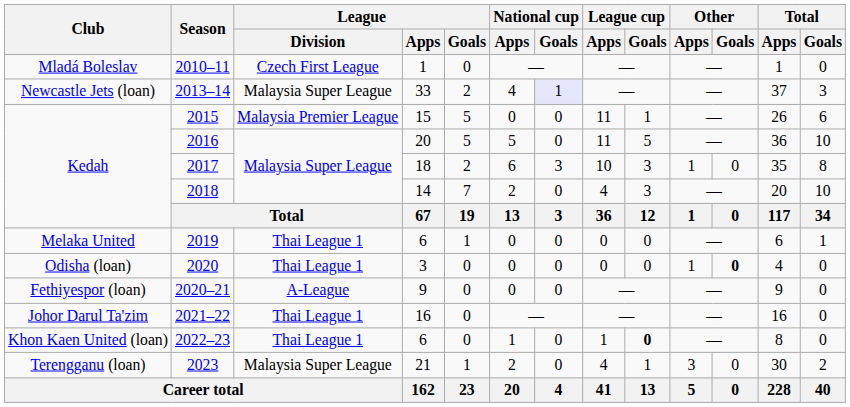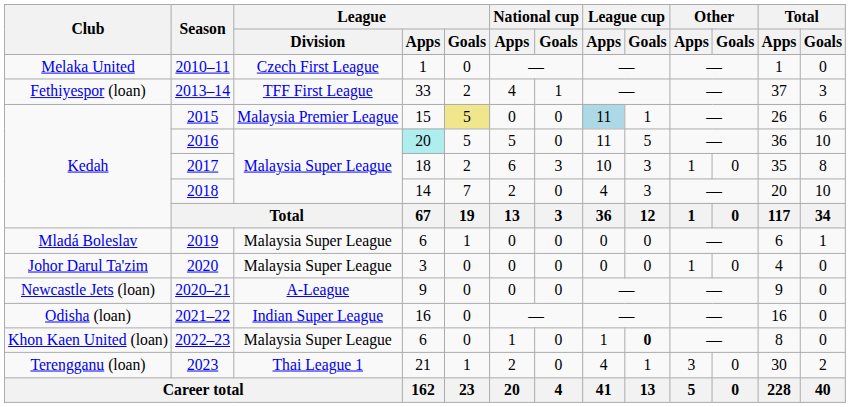(88, 66) Mladá Boleslav -> (88, 66) Melaka United
(88, 91) Newcastle Jets (loan) -> (88, 91) Fethiyespor (loan)
(318, 91) Malaysia Super League -> (318, 91) TFF First League
(558, 91) lavender background -> (558, 91) no background
(467, 116) no background -> (467, 116) khaki background
(604, 116) no background -> (604, 116) lightblue background
(423, 141) no background -> (423, 141) paleturquoise background
(88, 240) Melaka United -> (88, 240) Mladá Boleslav
(318, 240) Thai League 1 -> (318, 240) Malaysia Super League
(88, 265) Odisha (loan) -> (88, 265) Johor Darul Ta'zim
(318, 265) Thai League 1 -> (318, 265) Malaysia Super League
(735, 265) bold -> (735, 265) normal
(88, 290) Fethiyespor (loan) -> (88, 290) Newcastle Jets (loan)
(88, 315) Johor Darul Ta'zim -> (88, 315) Odisha (loan)
(318, 315) Thai League 1 -> (318, 315) Indian Super League
(318, 340) Thai League 1 -> (318, 340) Malaysia Super League
(318, 365) Malaysia Super League -> (318, 365) Thai League 1
